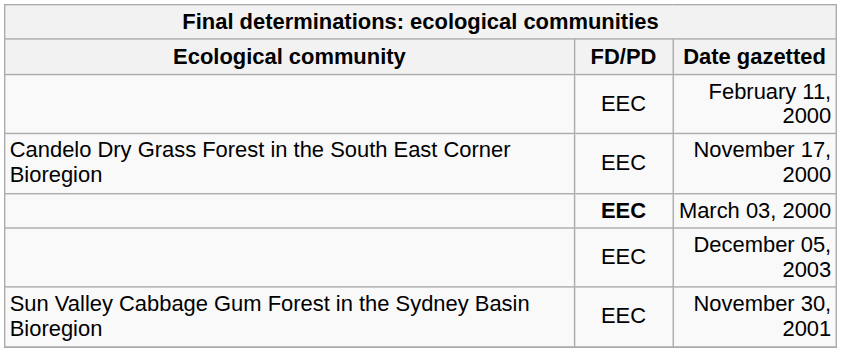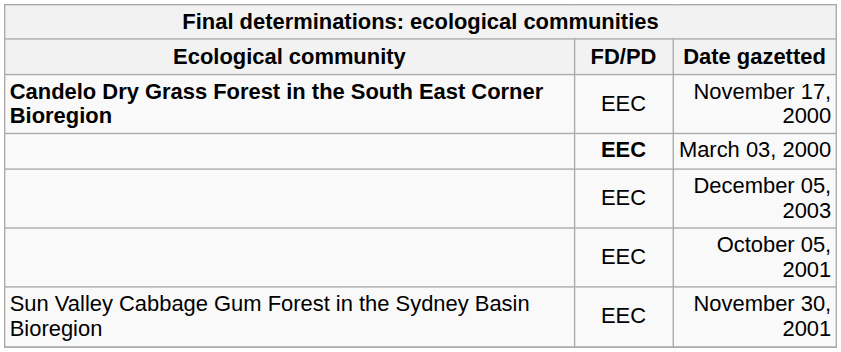- row: (770, 103)
(260, 163) normal -> (276, 103) bold
+ row: (774, 257)
